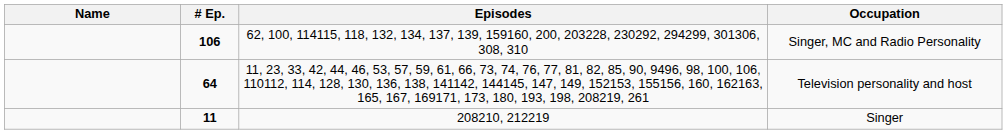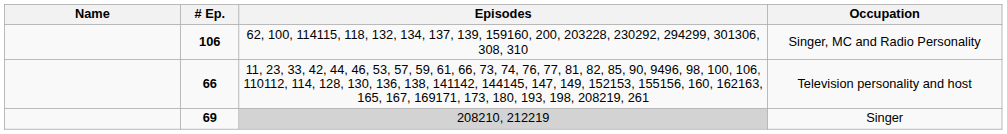(210, 84) 64 -> (210, 84) 66
(210, 118) 11 -> (210, 118) 69
(503, 118) no background -> (503, 118) lightgrey background
